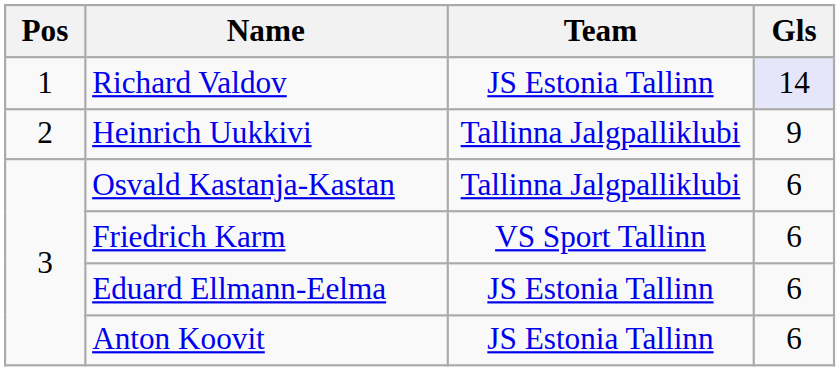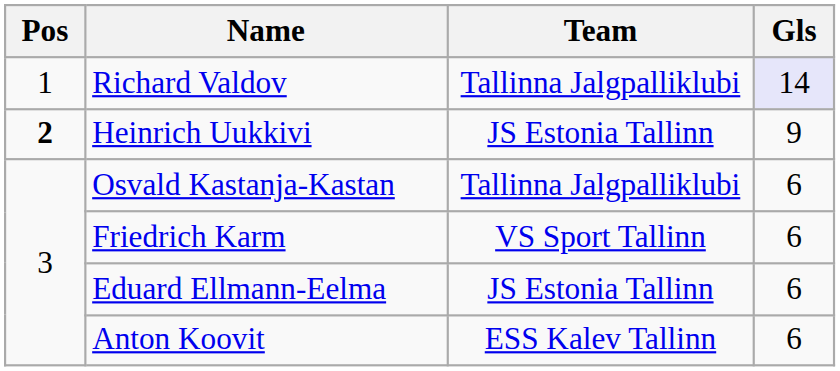(600, 82) JS Estonia Tallinn -> (600, 82) Tallinna Jalgpalliklubi
(45, 133) normal -> (45, 133) bold
(600, 133) Tallinna Jalgpalliklubi -> (600, 133) JS Estonia Tallinn
(600, 339) JS Estonia Tallinn -> (600, 339) ESS Kalev Tallinn
